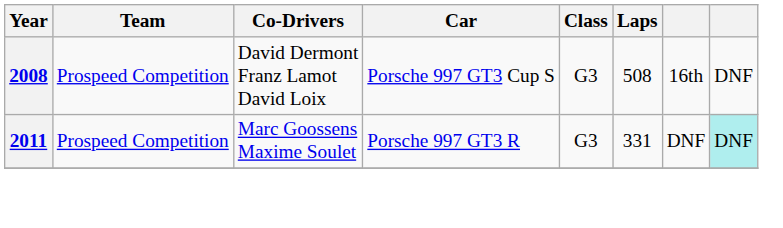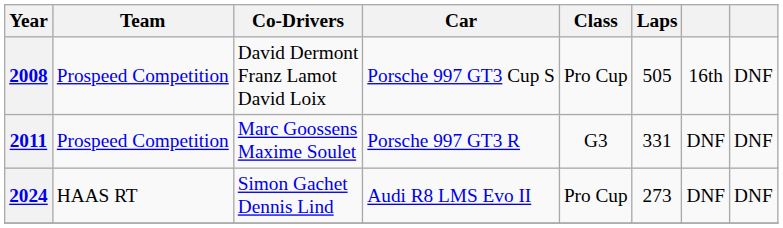(586, 75) G3 -> (596, 75) Pro Cup
(637, 75) 508 -> (657, 75) 505
(734, 141) paleturquoise background -> (753, 141) no background
+ row: (28, 196)
